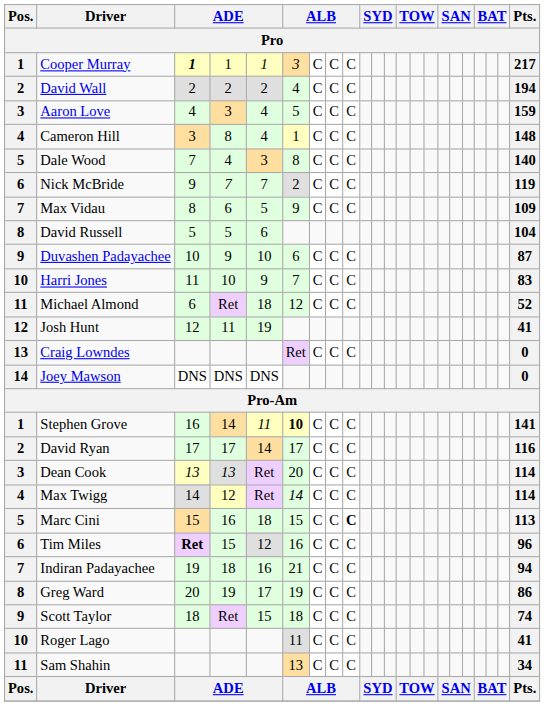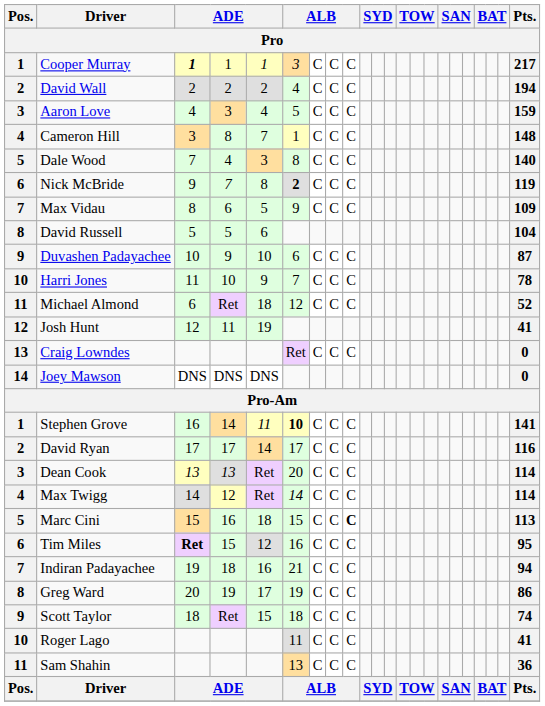(264, 136) 4 -> (264, 136) 7
(264, 184) 7 -> (264, 184) 8
(296, 184) normal -> (296, 184) bold
(525, 280) 83 -> (525, 280) 78
(525, 544) 96 -> (525, 544) 95
(525, 664) 34 -> (525, 664) 36
